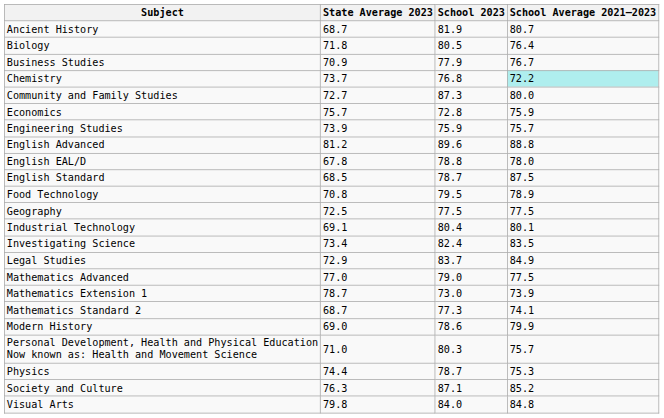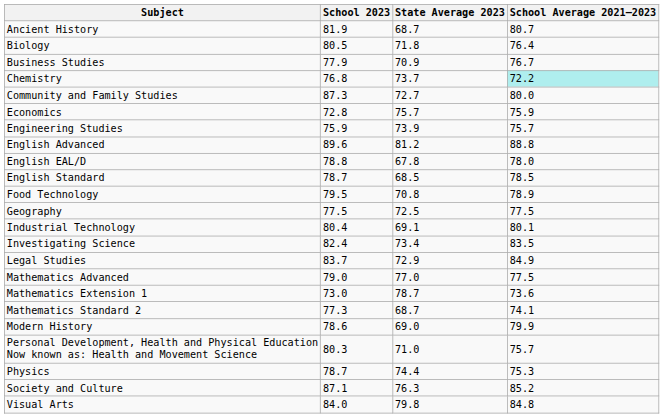columns swapped: (471, 13) <-> (378, 13)
(522, 178) 87.5 -> (522, 178) 78.5
(522, 294) 73.9 -> (522, 294) 73.6
